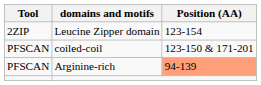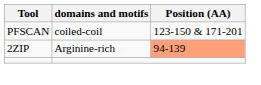- row: (107, 31)
(28, 66) PFSCAN -> (18, 48) 2ZIP
